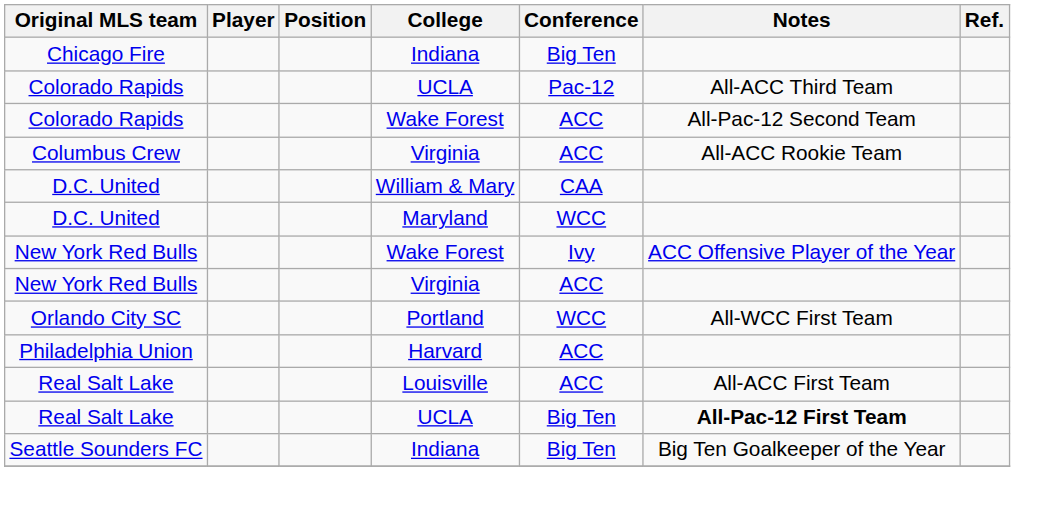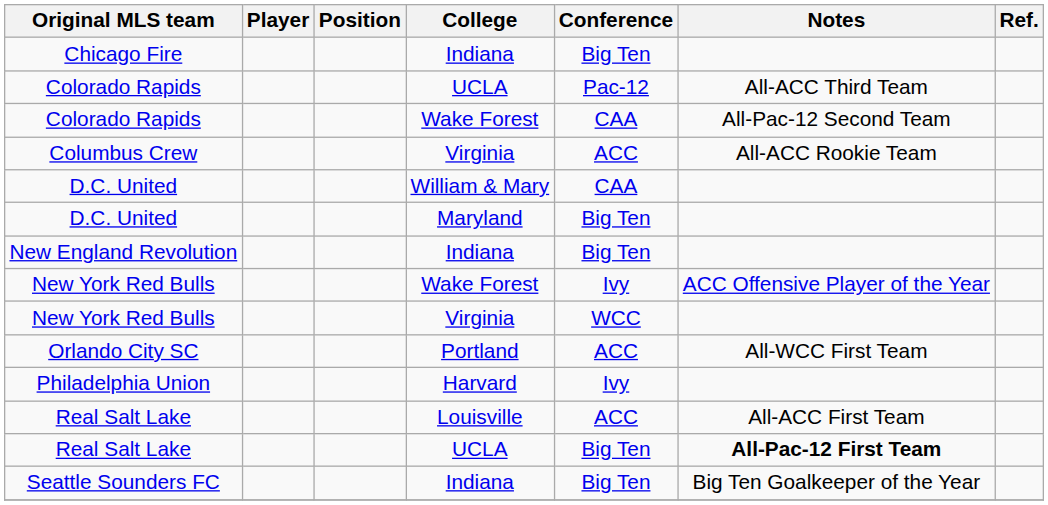(581, 119) ACC -> (616, 119) CAA
(581, 218) WCC -> (616, 218) Big Ten
+ row: (123, 251)
(581, 284) ACC -> (616, 317) WCC
(581, 317) WCC -> (616, 350) ACC
(581, 350) ACC -> (616, 383) Ivy
